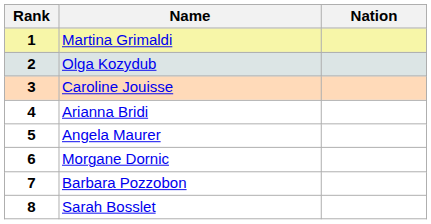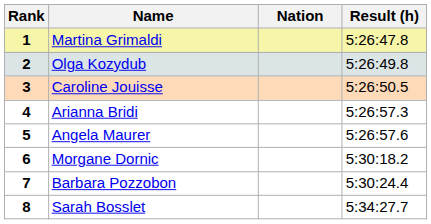+ column: (384, 16)
